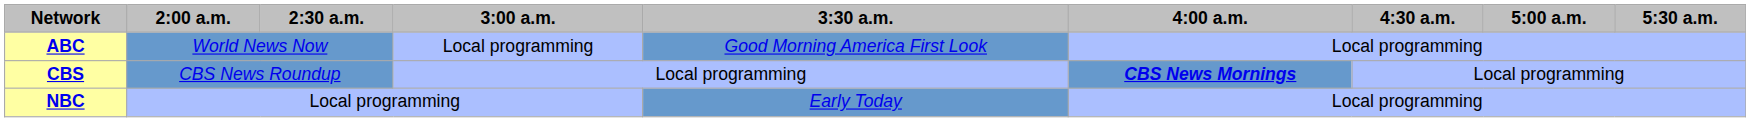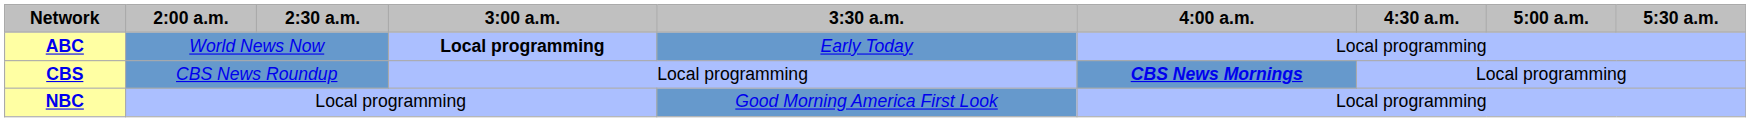(518, 46) normal -> (522, 46) bold
(856, 46) Good Morning America First Look -> (867, 46) Early Today
(856, 102) Early Today -> (867, 102) Good Morning America First Look
